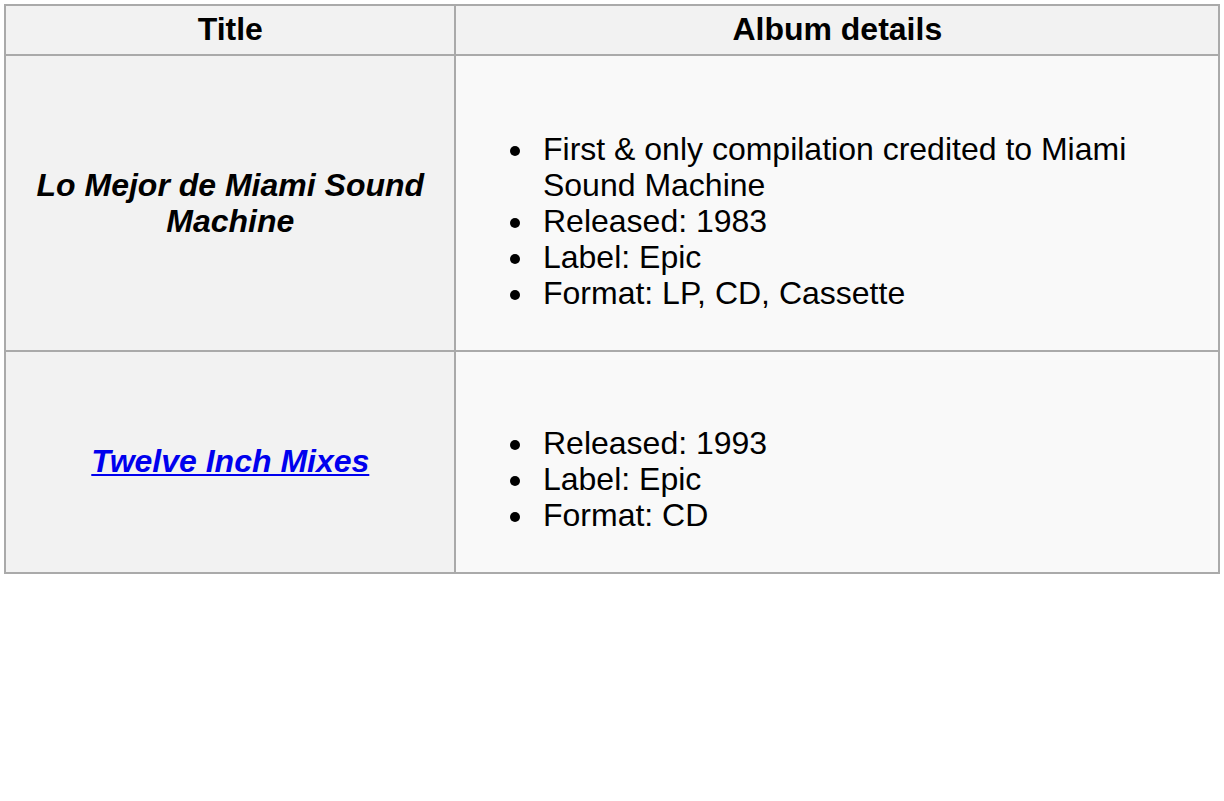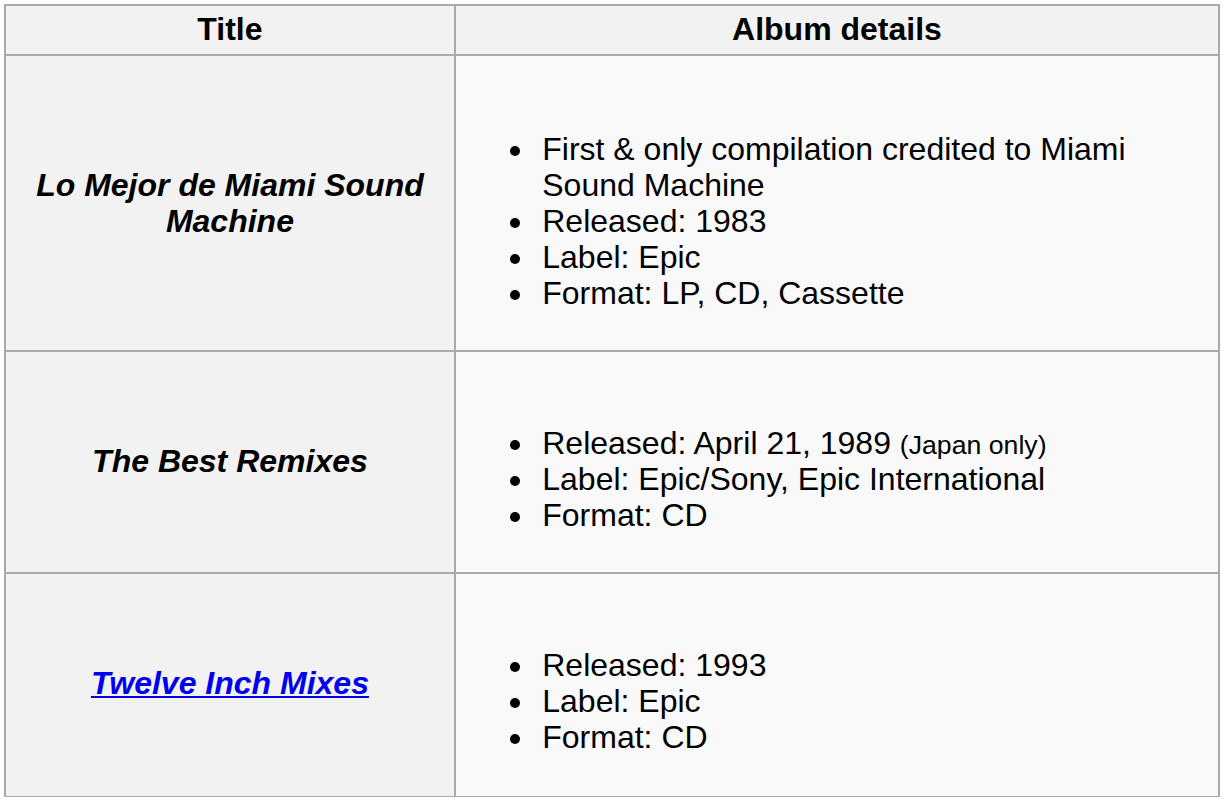+ row: (230, 461)
